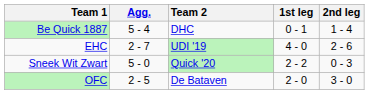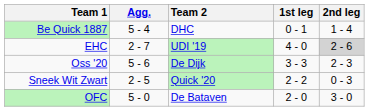(341, 47) no background -> (341, 47) lightgrey background
+ row: (89, 64)
(139, 64) 5 - 0 -> (139, 81) 2 - 5
(139, 81) 2 - 5 -> (139, 98) 5 - 0
